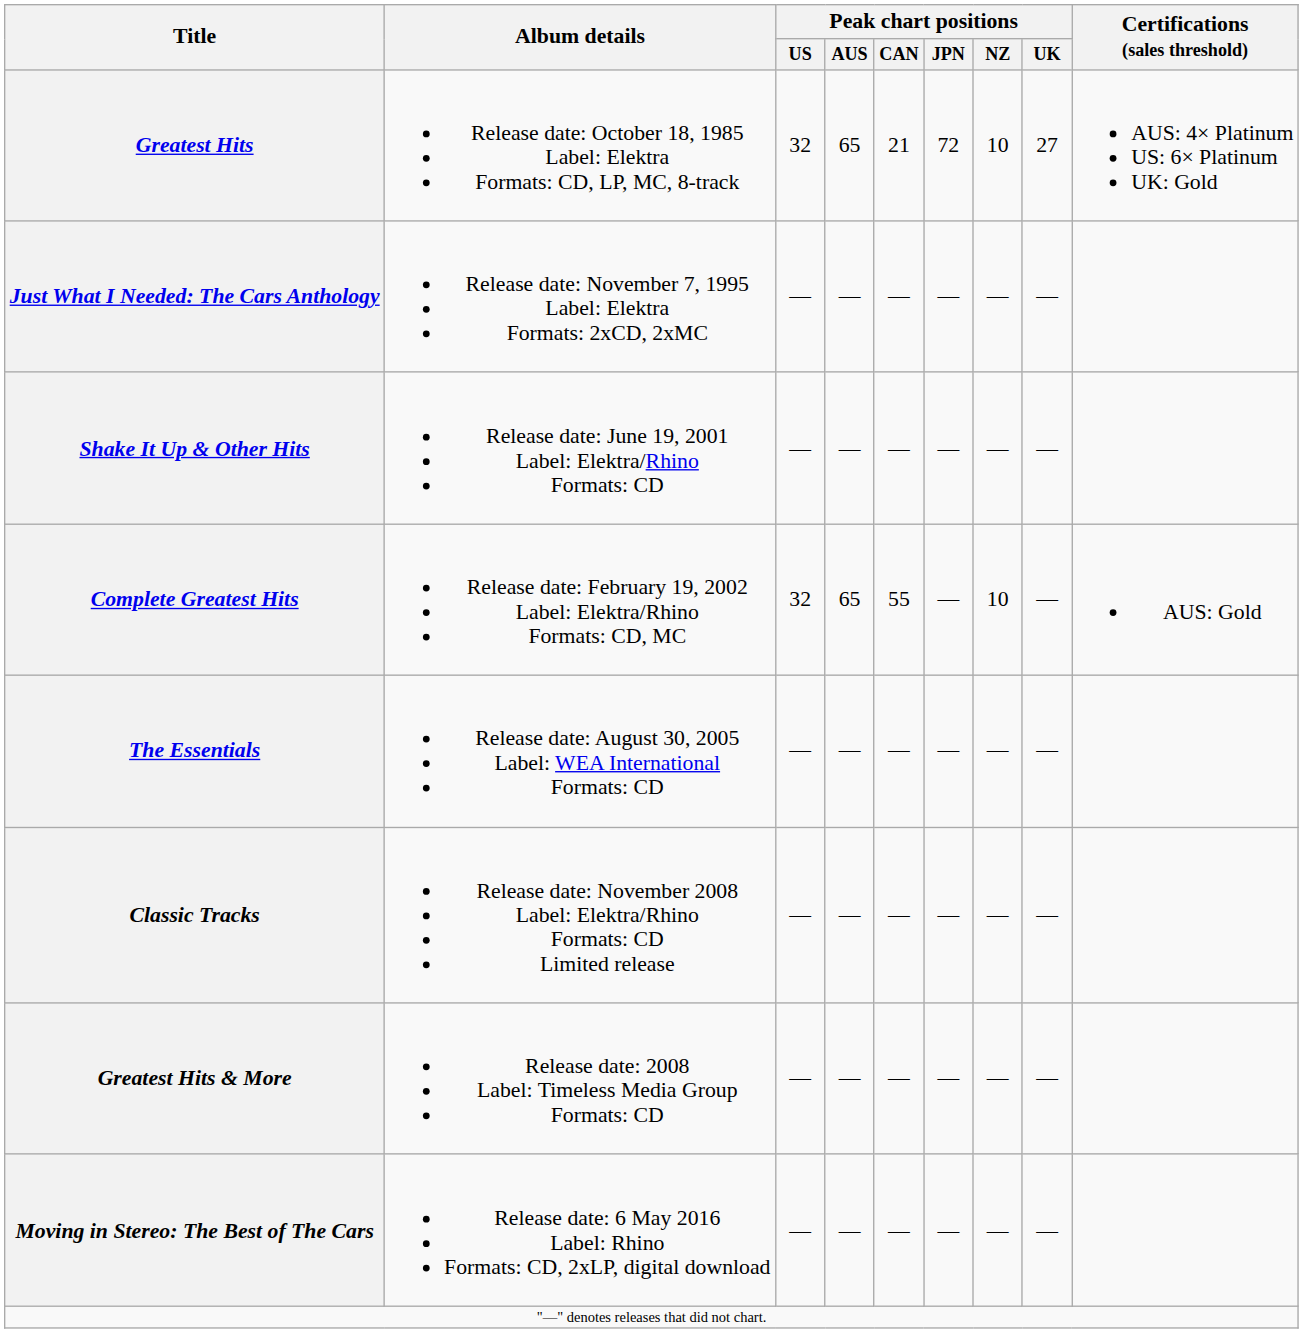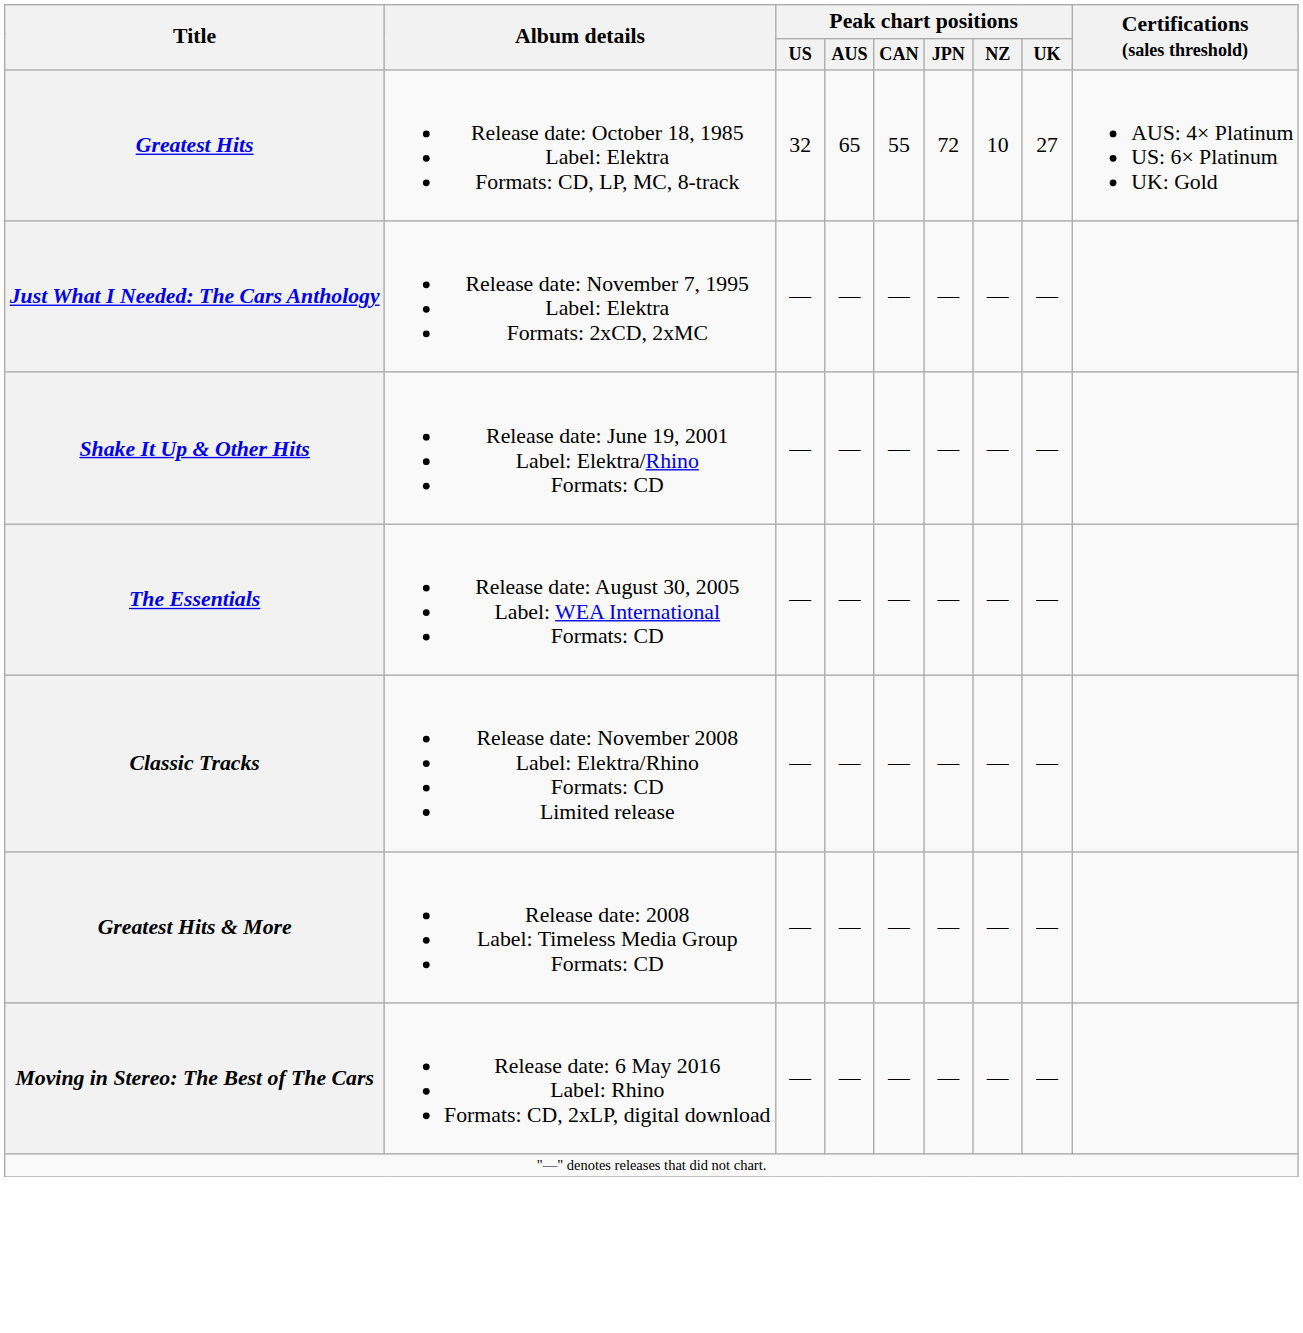(899, 145) 21 -> (899, 145) 55
- row: (195, 599)
